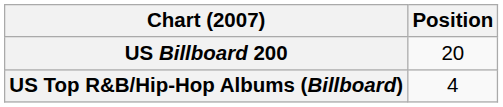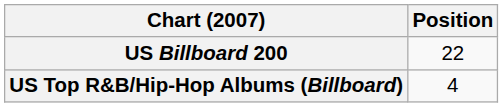(453, 53) 20 -> (453, 53) 22
